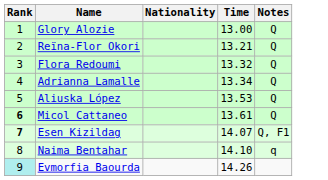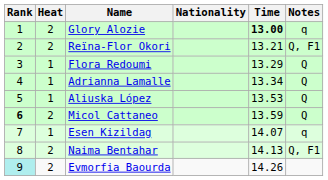+ column: (50, 13)
(236, 30) normal -> (267, 30) bold
(273, 30) Q -> (304, 30) q
(273, 48) Q -> (304, 48) Q, F1
(236, 65) 13.32 -> (267, 65) 13.29
(236, 116) 13.61 -> (267, 116) 13.59
(20, 133) bold -> (20, 133) normal
(273, 133) Q, F1 -> (304, 133) q
(236, 151) 14.10 -> (267, 151) 14.13
(273, 151) q -> (304, 151) Q, F1
